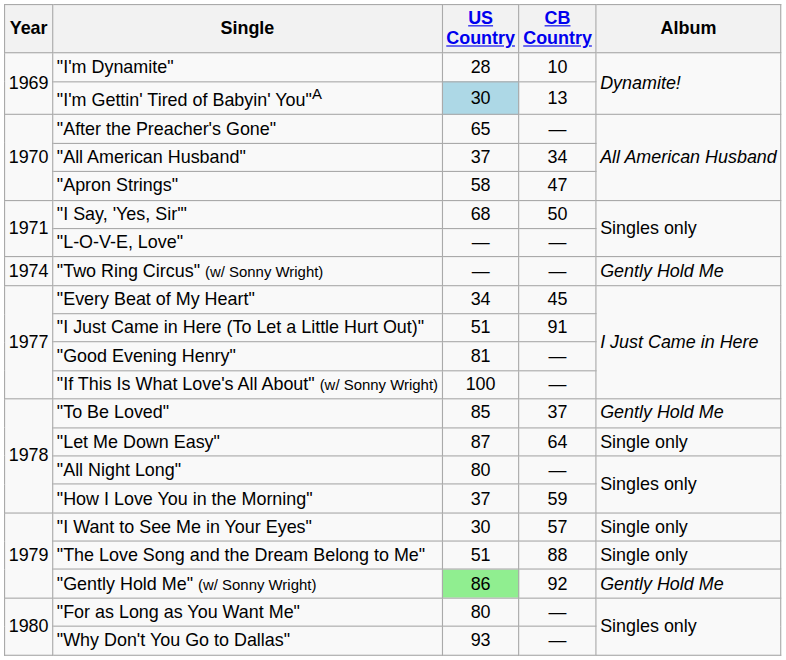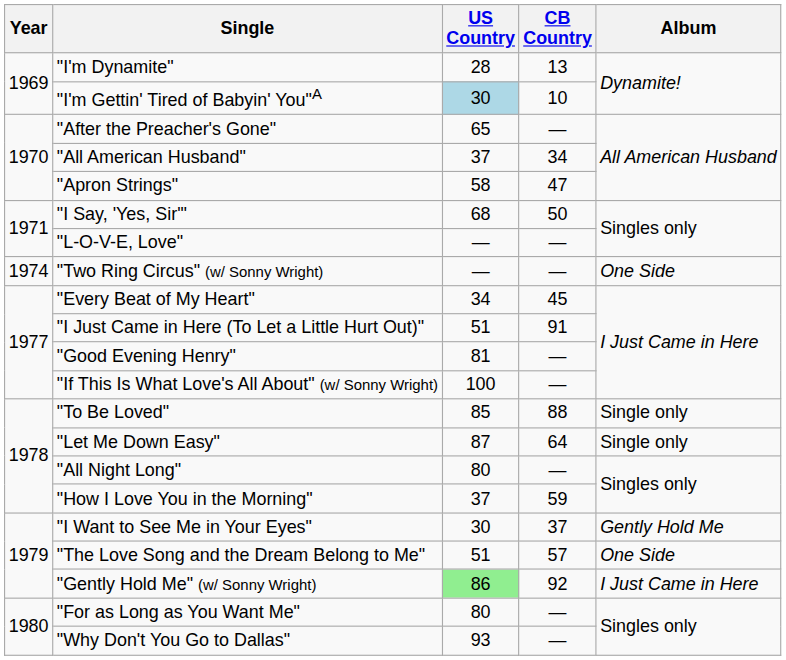(558, 67) 10 -> (558, 67) 13
(558, 98) 13 -> (558, 98) 10
(662, 271) Gently Hold Me -> (638, 271) One Side
(558, 413) 37 -> (558, 413) 88
(662, 413) Gently Hold Me -> (644, 413) Single only
(558, 526) 57 -> (558, 526) 37
(644, 526) Single only -> (662, 526) Gently Hold Me
(558, 555) 88 -> (558, 555) 57
(644, 555) Single only -> (638, 555) One Side
(662, 583) Gently Hold Me -> (679, 583) I Just Came in Here
